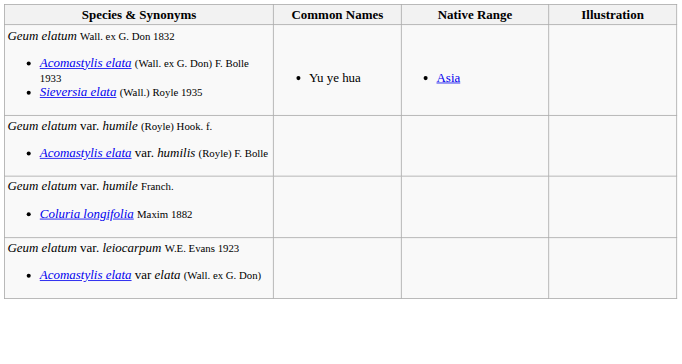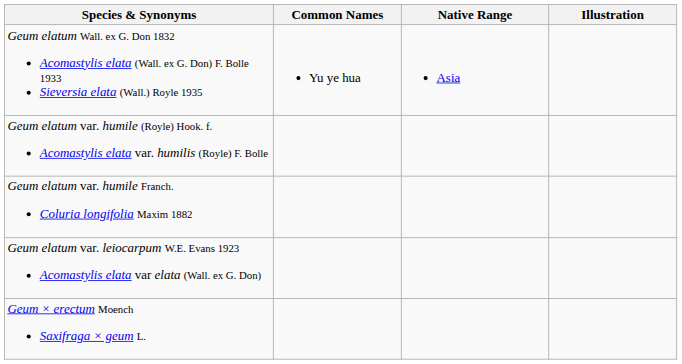+ row: (139, 322)
